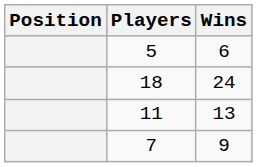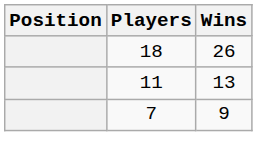- row: (151, 52)
(224, 83) 24 -> (224, 52) 26
